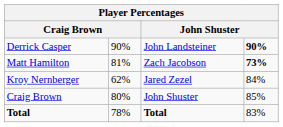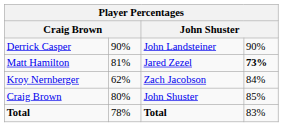(257, 46) bold -> (256, 46) normal
(175, 63) Zach Jacobson -> (168, 63) Jared Zezel
(168, 79) Jared Zezel -> (175, 79) Zach Jacobson
